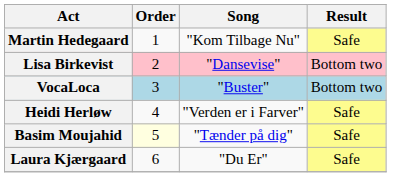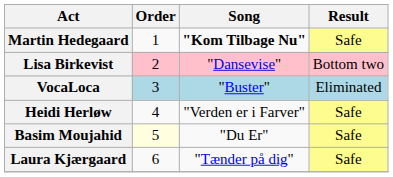(243, 40) normal -> (244, 40) bold
(347, 87) Bottom two -> (348, 87) Eliminated
(243, 135) "Tænder på dig" -> (244, 135) "Du Er"
(243, 159) "Du Er" -> (244, 159) "Tænder på dig"
